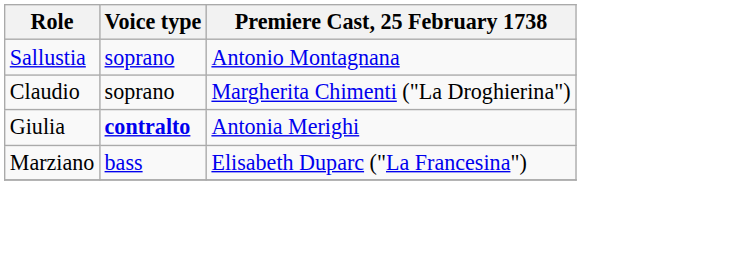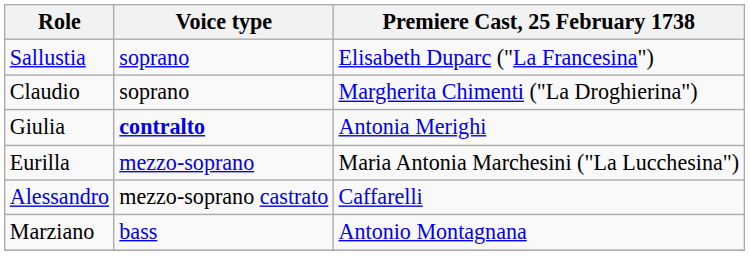(306, 57) Antonio Montagnana -> (496, 57) Elisabeth Duparc ("La Francesina")
+ row: (40, 162)
+ row: (59, 197)
(369, 162) Elisabeth Duparc ("La Francesina") -> (433, 232) Antonio Montagnana
